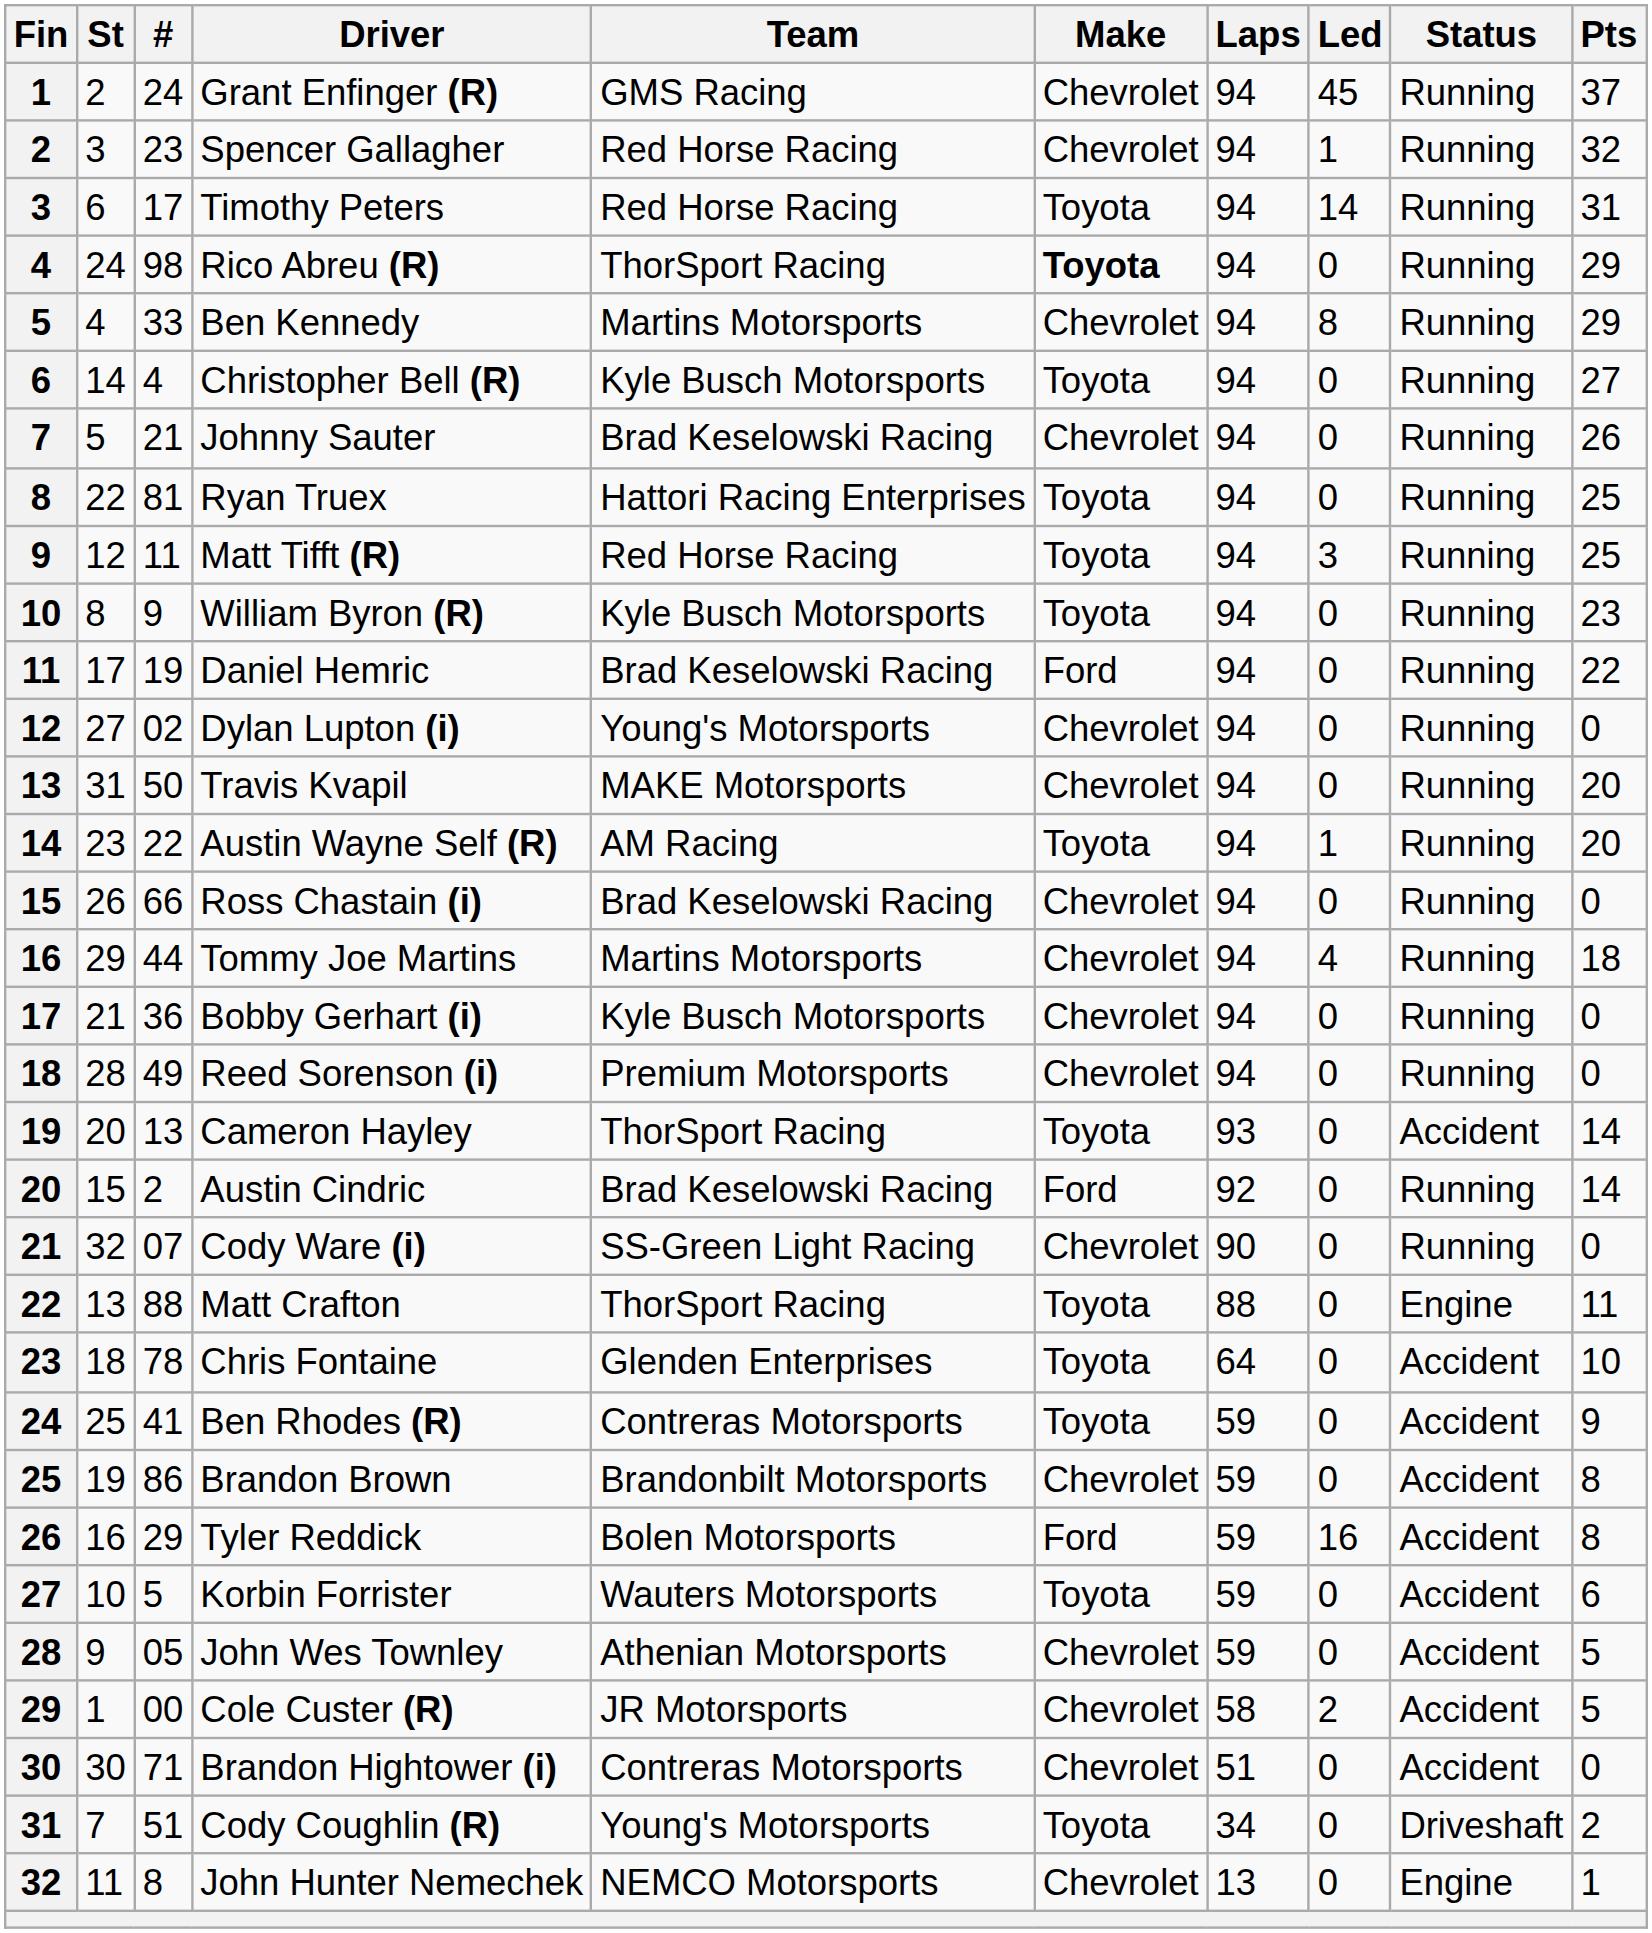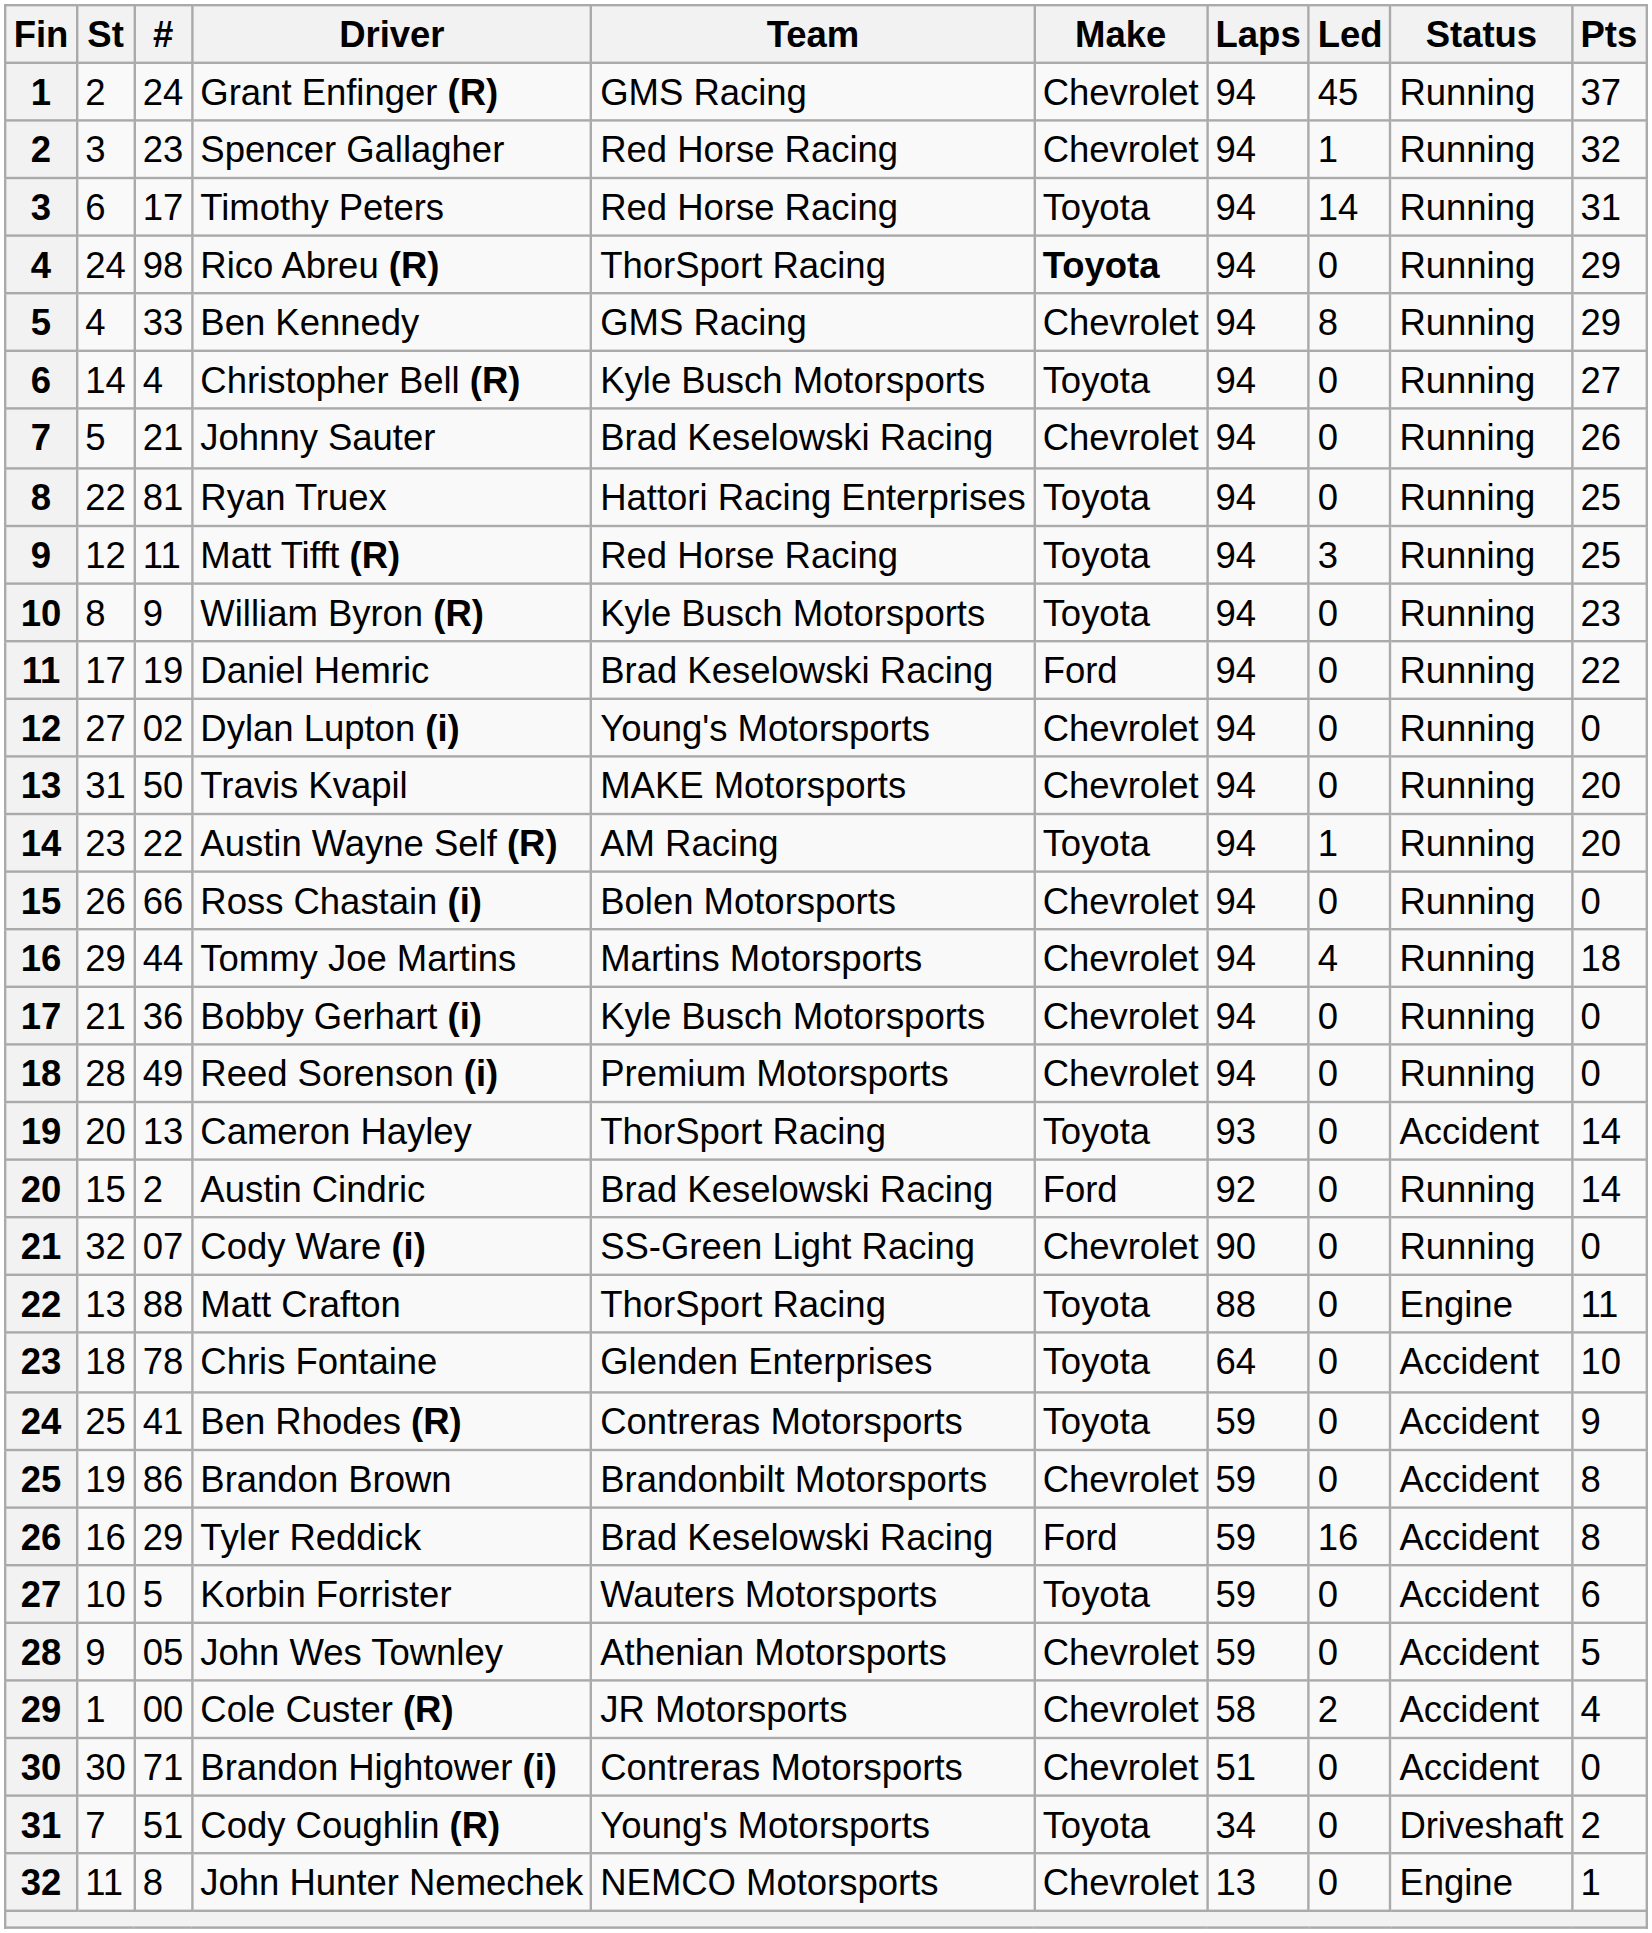(761, 323) Martins Motorsports -> (704, 323) GMS Racing
(797, 901) Brad Keselowski Racing -> (748, 901) Bolen Motorsports
(748, 1536) Bolen Motorsports -> (797, 1536) Brad Keselowski Racing
(1591, 1709) 5 -> (1591, 1709) 4
